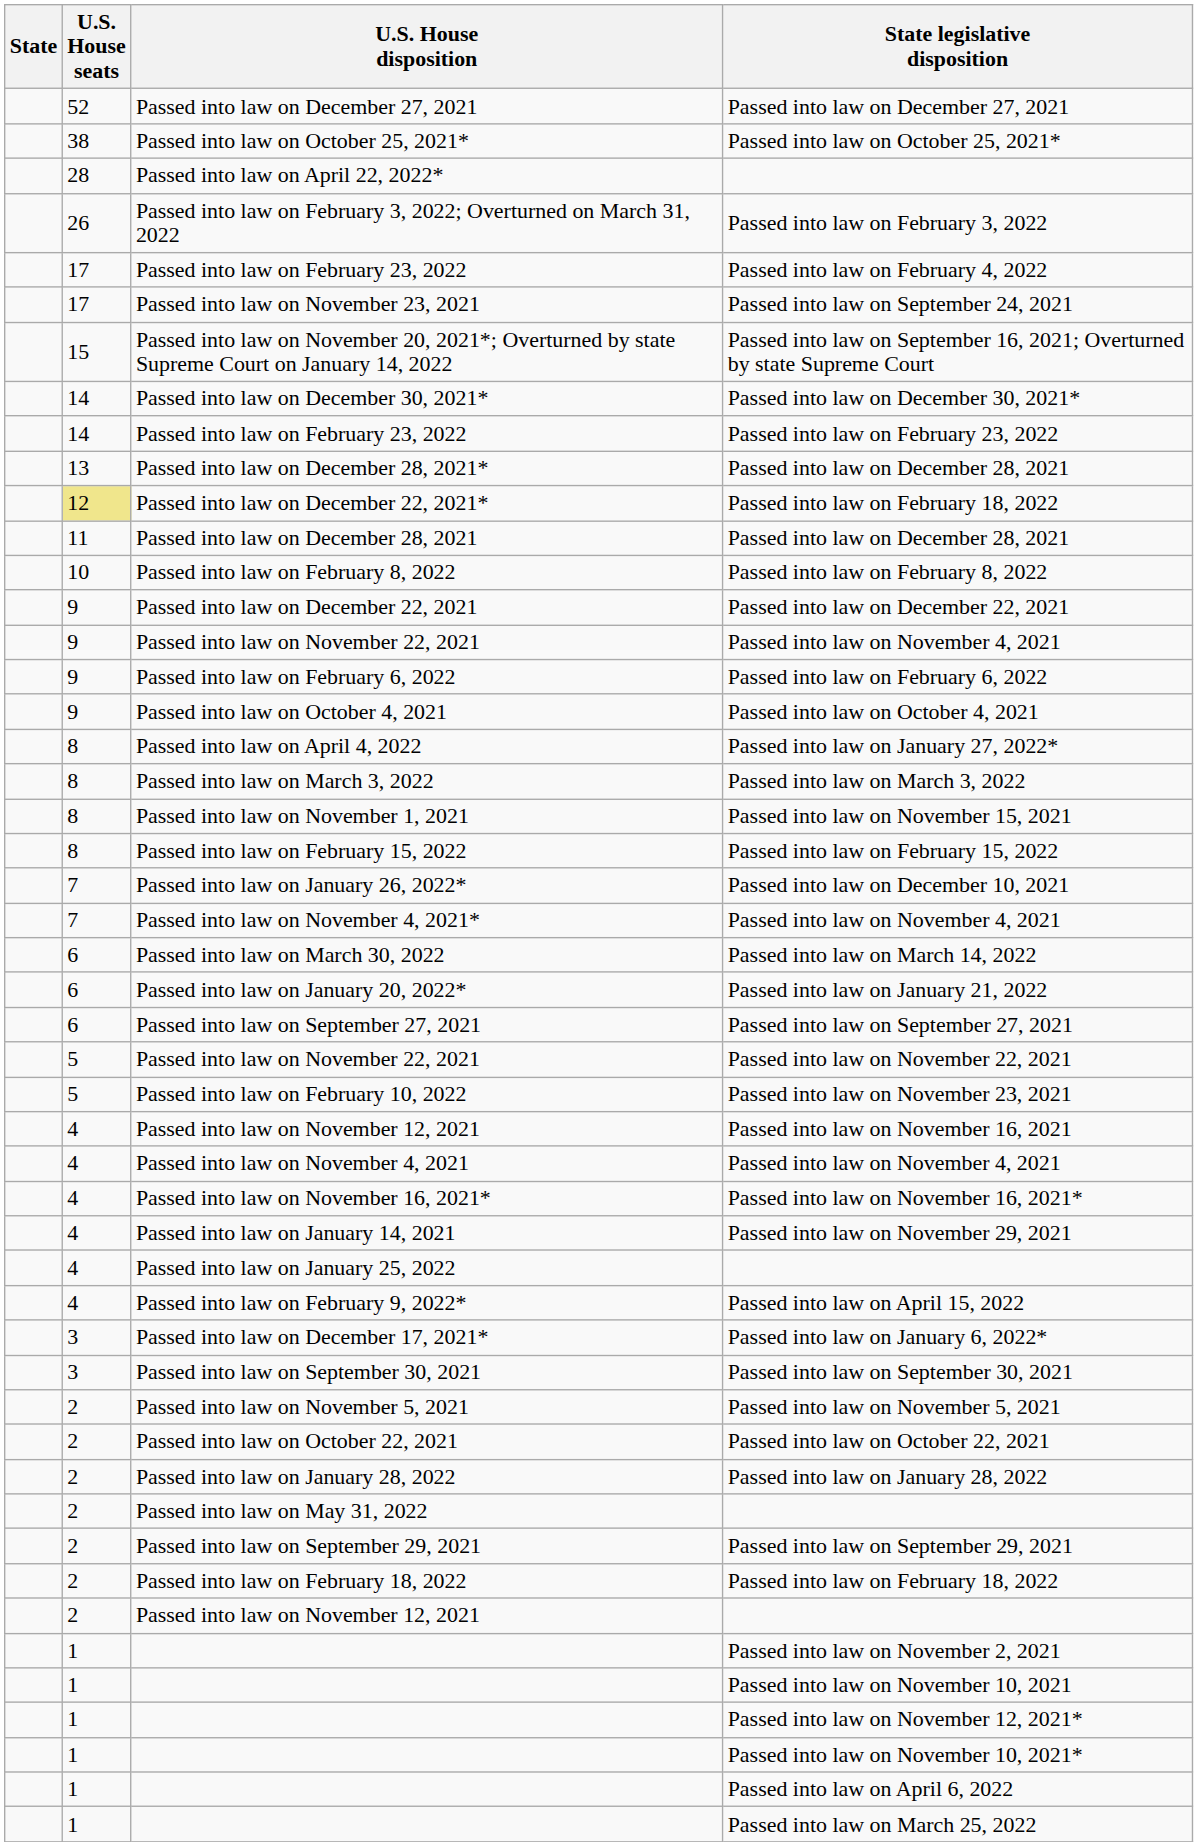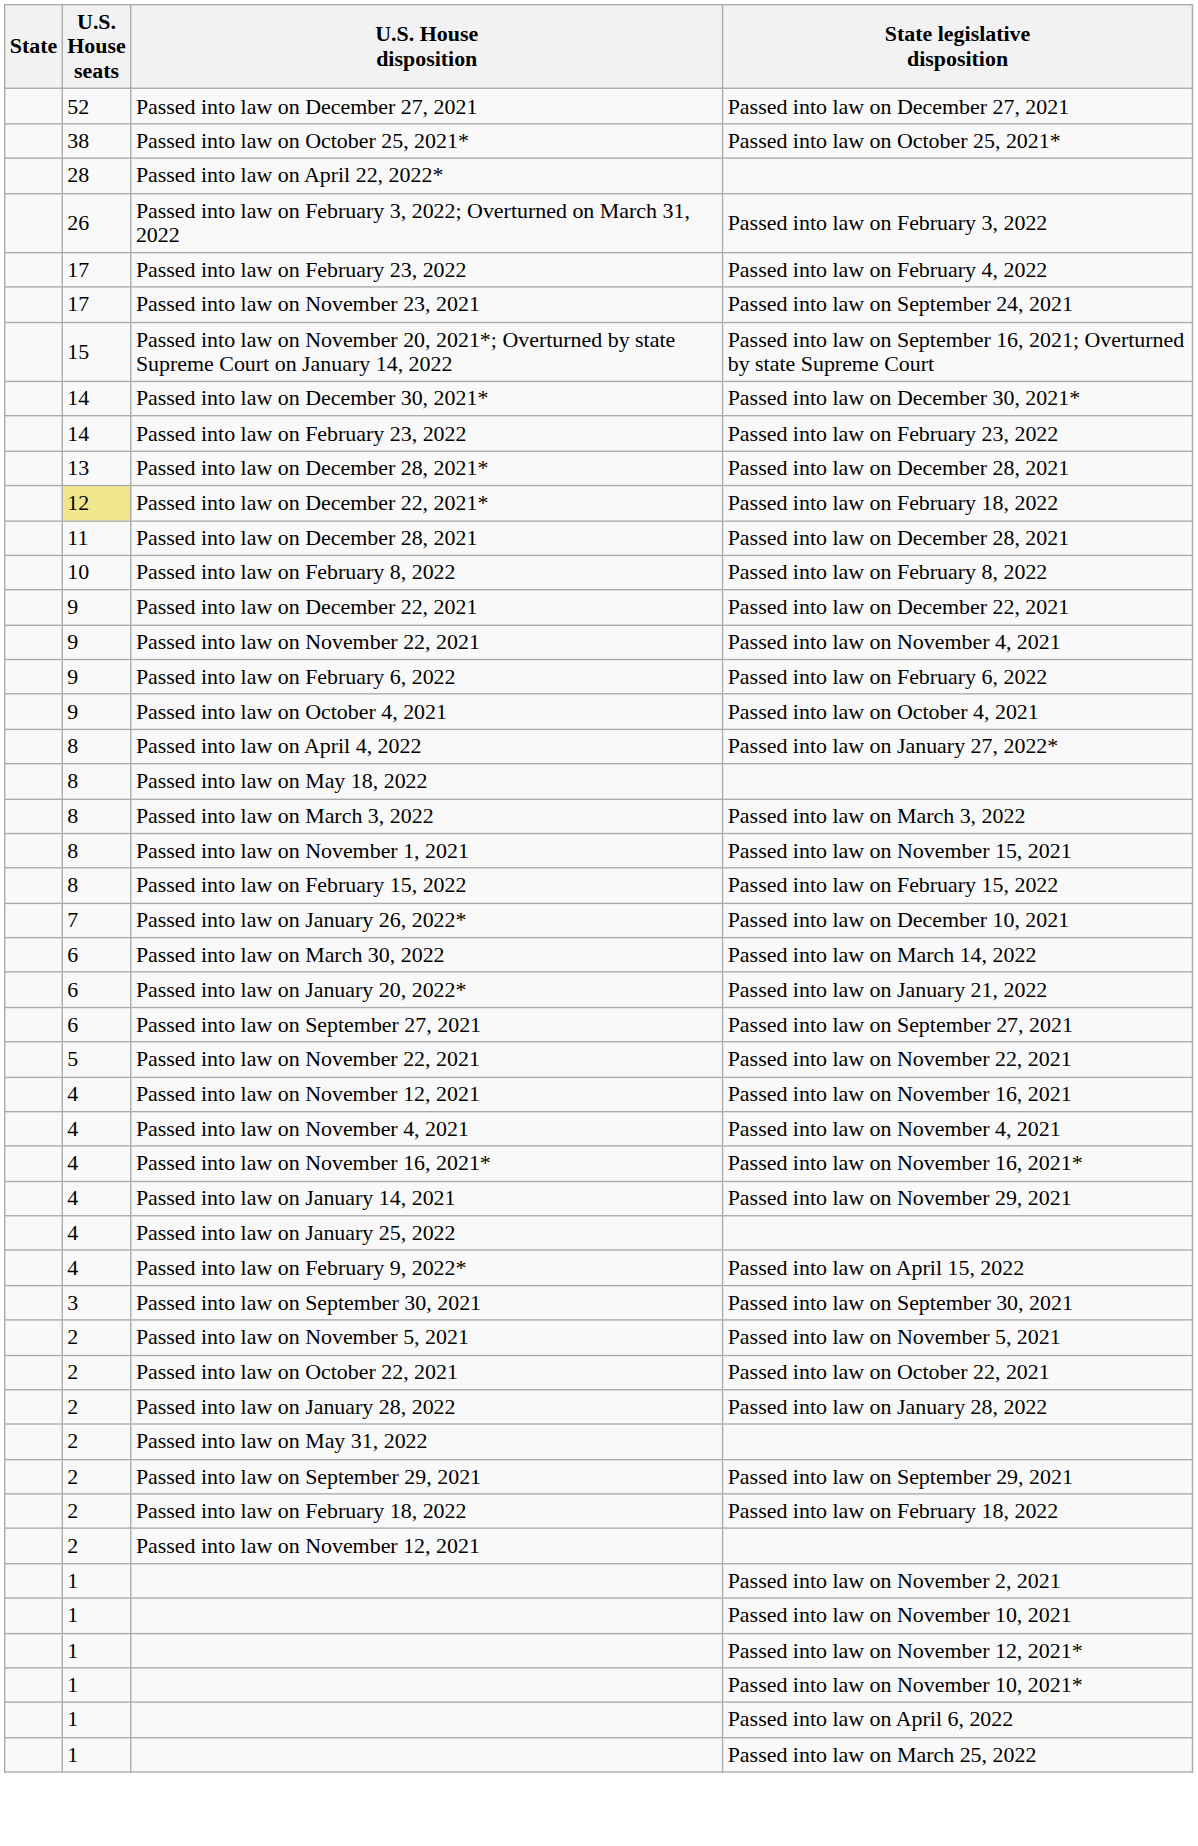+ row: (282, 781)
- row: (308, 920)
- row: (301, 1093)
- row: (312, 1337)
